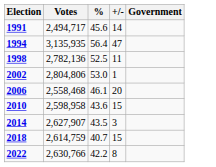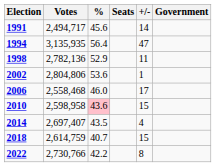+ column: (123, 12)
(99, 59) 52.5 -> (99, 59) 52.9
(99, 75) 53.0 -> (99, 75) 53.6
(99, 91) 46.1 -> (99, 91) 46.0
(117, 91) 20 -> (144, 91) 17
(99, 106) no background -> (99, 106) pink background
(66, 122) 2,627,907 -> (66, 122) 2,697,407
(115, 122) 3 -> (141, 122) 4
(66, 153) 2,630,766 -> (66, 153) 2,730,766
